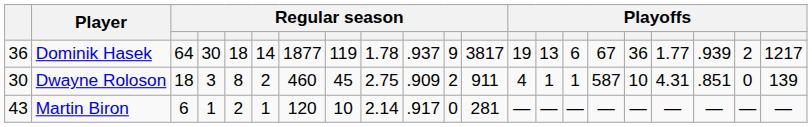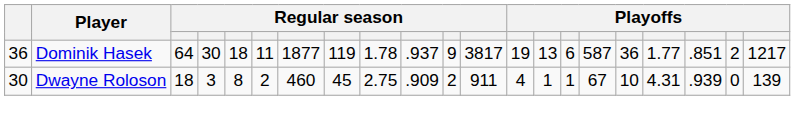(265, 53) 14 -> (265, 53) 11
(606, 53) 67 -> (597, 53) 587
(714, 53) .939 -> (705, 53) .851
(606, 80) 587 -> (597, 80) 67
(714, 80) .851 -> (705, 80) .939
- row: (82, 108)
